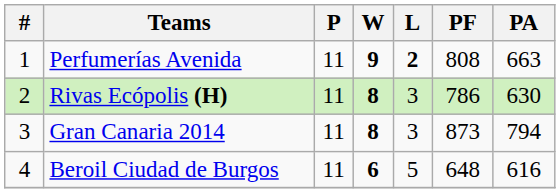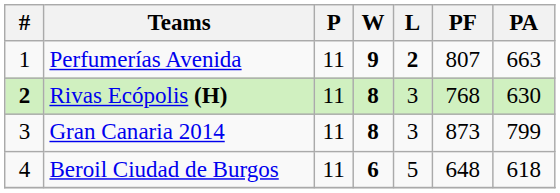(463, 59) 808 -> (463, 59) 807
(24, 95) normal -> (24, 95) bold
(463, 95) 786 -> (463, 95) 768
(524, 132) 794 -> (524, 132) 799
(524, 168) 616 -> (524, 168) 618
